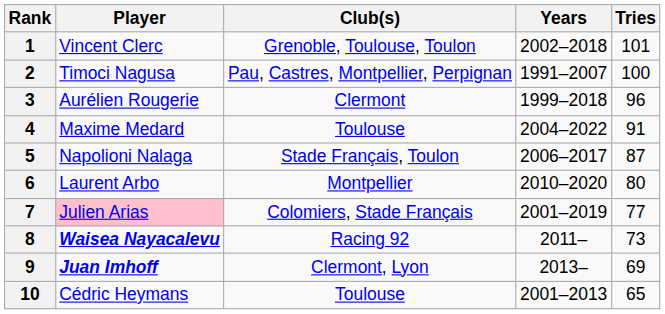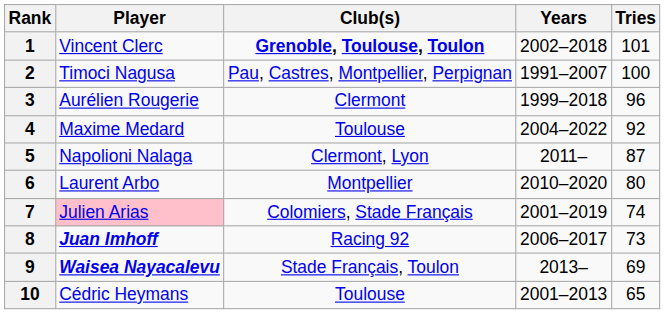(370, 45) normal -> (370, 45) bold
(636, 128) 91 -> (636, 128) 92
(370, 156) Stade Français, Toulon -> (370, 156) Clermont, Lyon
(564, 156) 2006–2017 -> (564, 156) 2011–
(636, 211) 77 -> (636, 211) 74
(140, 239) Waisea Nayacalevu -> (109, 239) Juan Imhoff
(564, 239) 2011– -> (564, 239) 2006–2017
(109, 267) Juan Imhoff -> (140, 267) Waisea Nayacalevu
(370, 267) Clermont, Lyon -> (370, 267) Stade Français, Toulon
